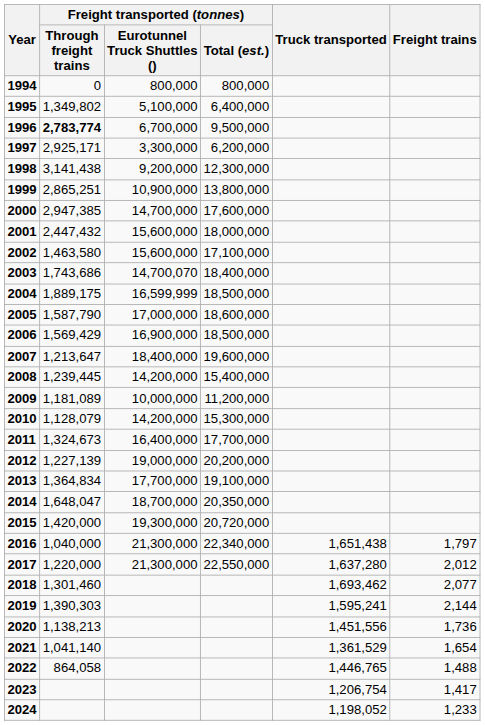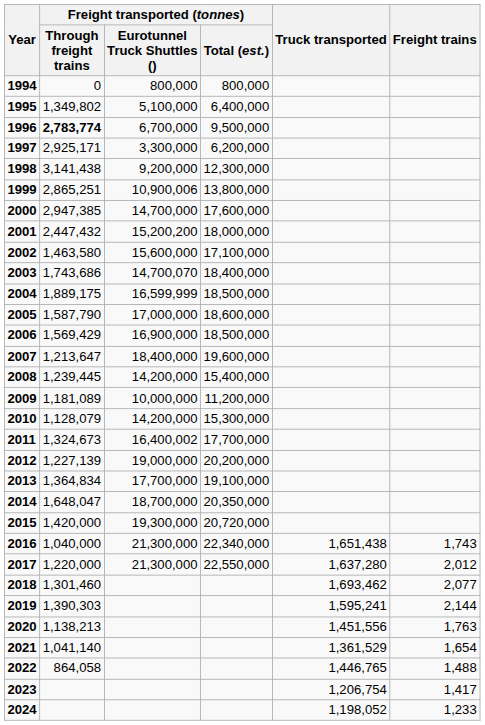(165, 190) 10,900,000 -> (165, 190) 10,900,006
(165, 231) 15,600,000 -> (165, 231) 15,200,200
(165, 439) 16,400,000 -> (165, 439) 16,400,002
(460, 543) 1,797 -> (460, 543) 1,743
(460, 627) 1,736 -> (460, 627) 1,763
